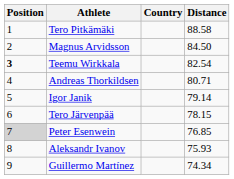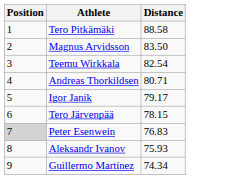- column: (163, 13)
(199, 47) 84.50 -> (156, 47) 83.50
(9, 64) bold -> (9, 64) normal
(199, 98) 79.14 -> (156, 98) 79.17
(199, 132) 76.85 -> (156, 132) 76.83
